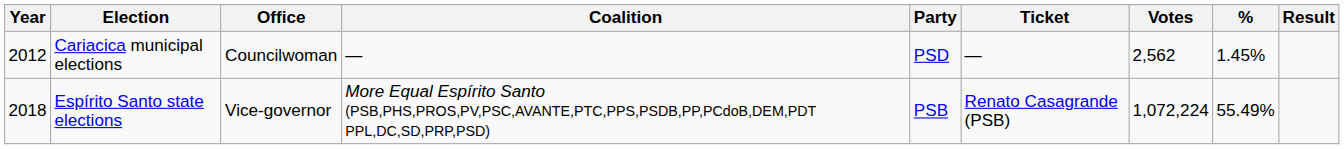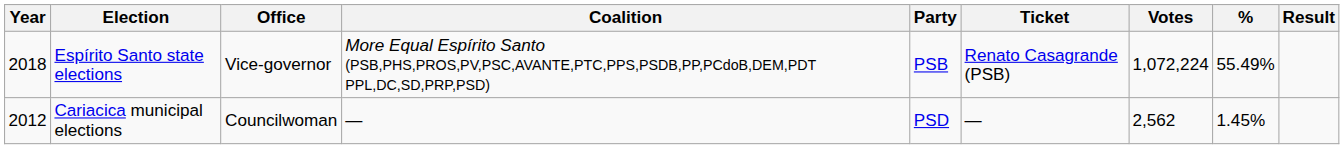rows swapped: (129, 54) <-> (129, 110)
